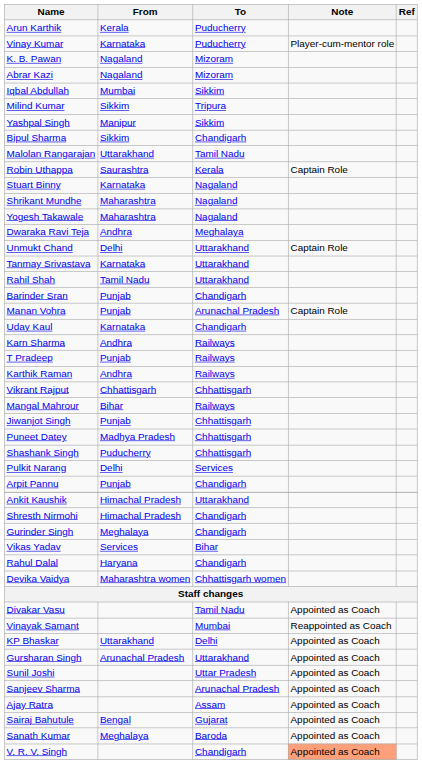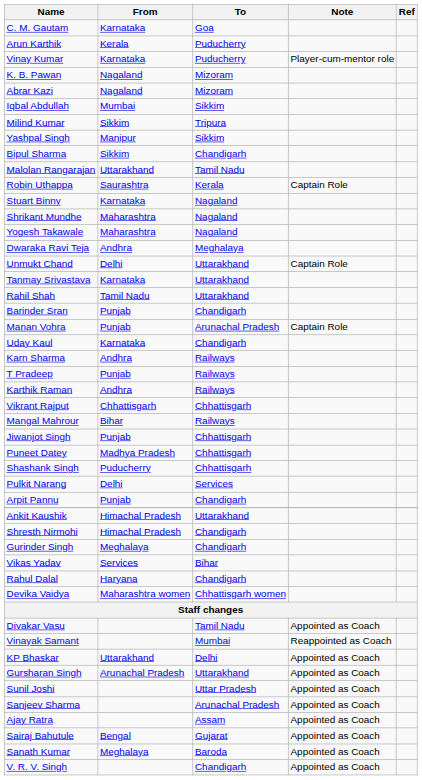+ row: (37, 28)
(335, 751) lightsalmon background -> (335, 767) no background
